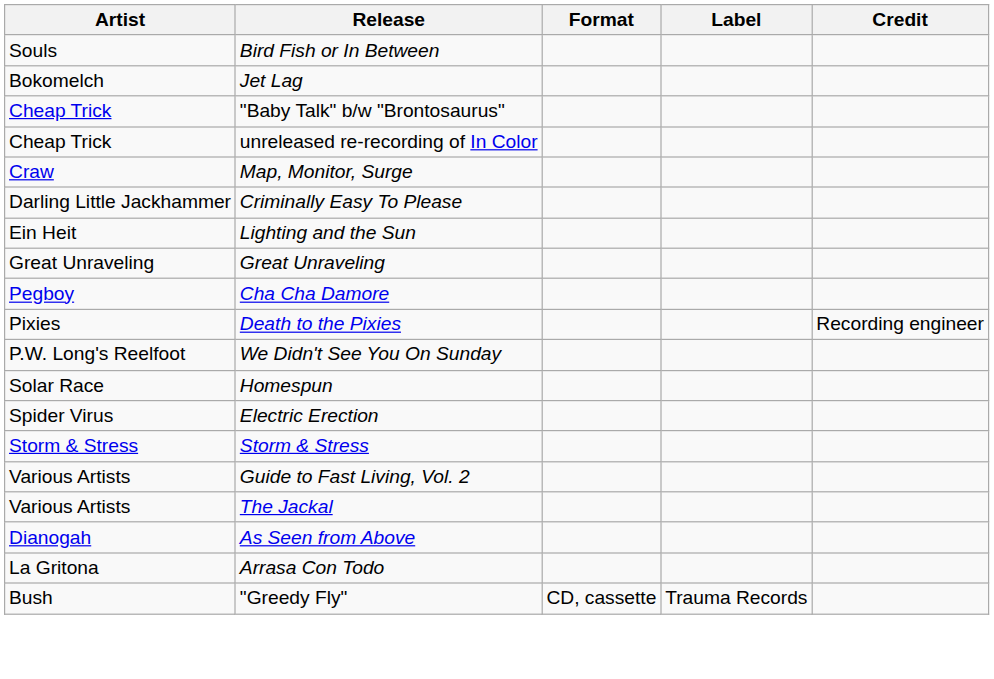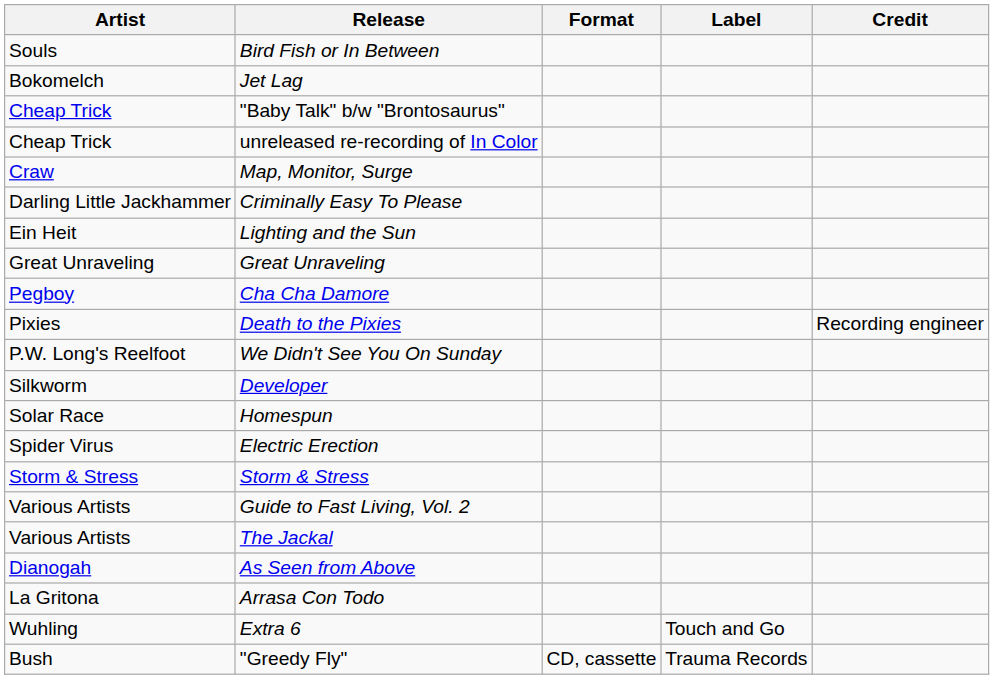+ row: (284, 385)
+ row: (270, 628)
